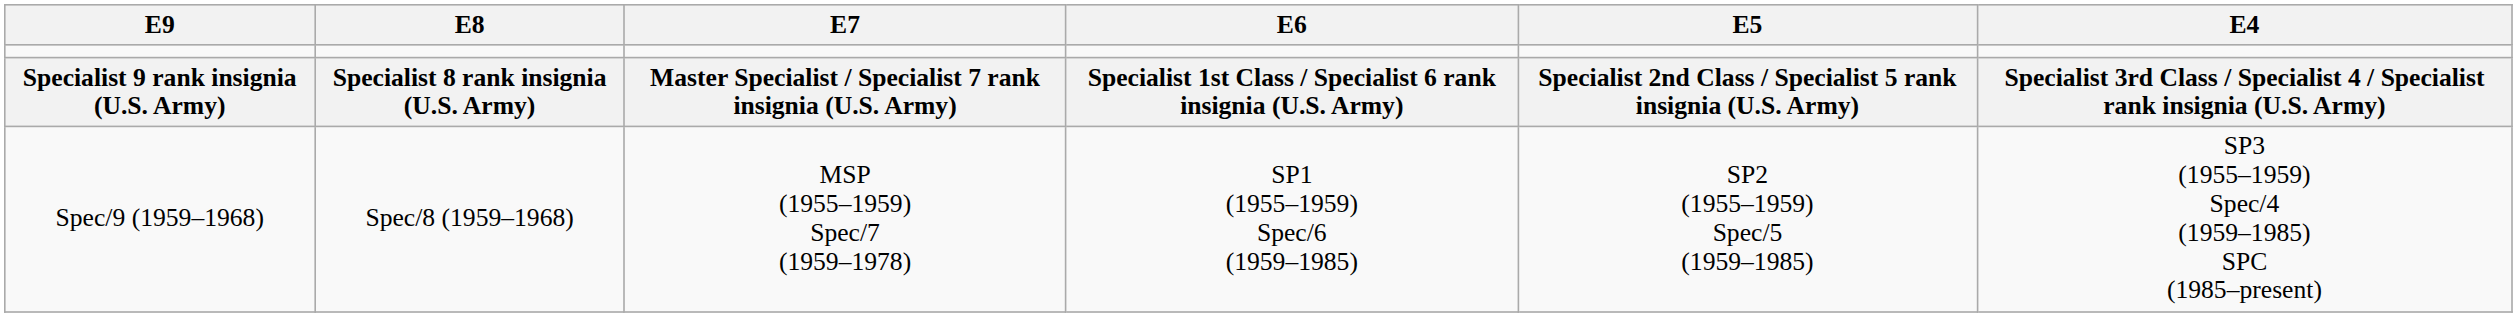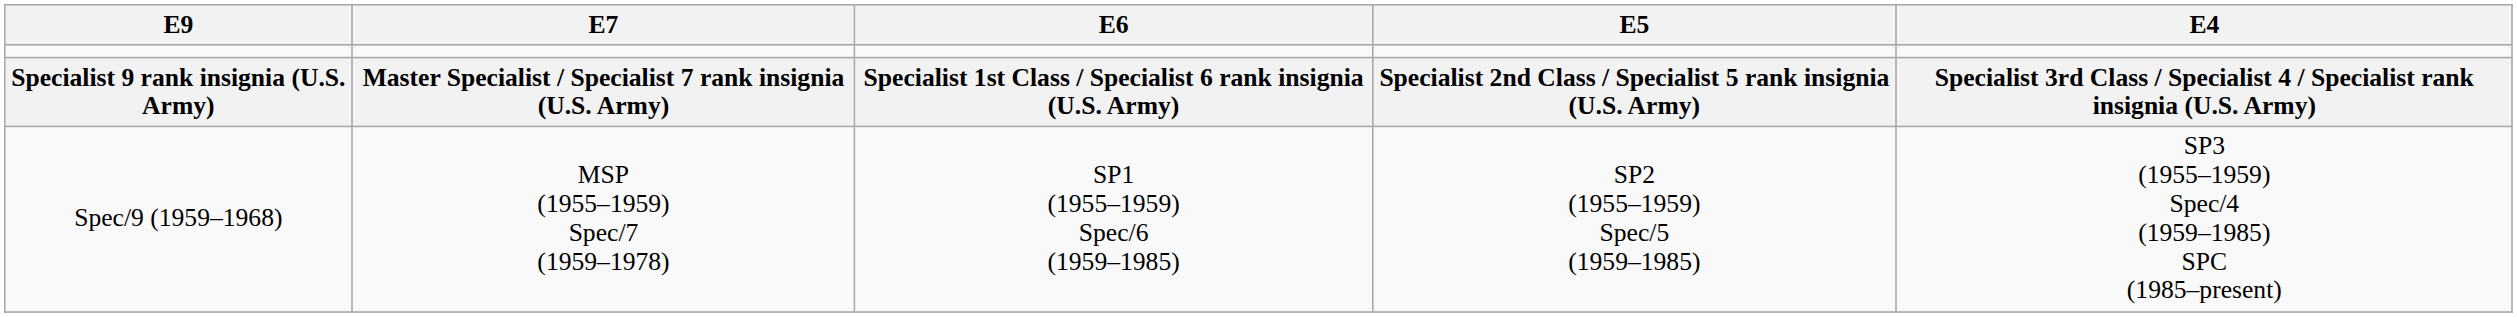- column: (470, 24)
